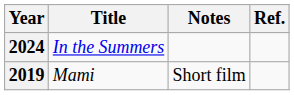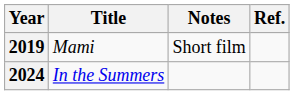rows swapped: (27, 75) <-> (27, 47)
